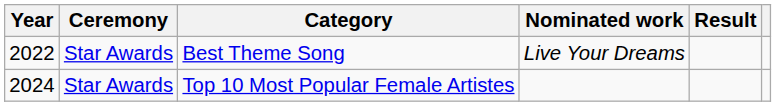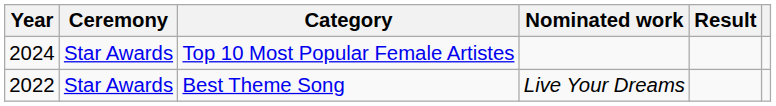rows swapped: (264, 52) <-> (348, 85)
